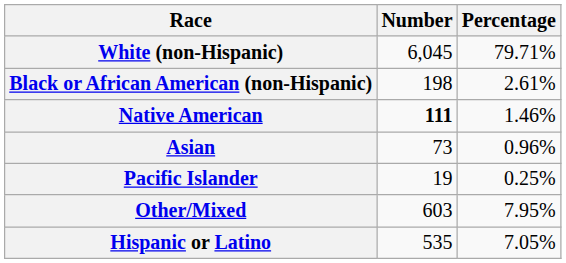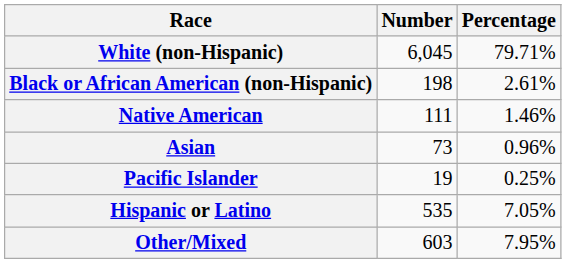(439, 115) bold -> (438, 115) normal
rows swapped: (191, 210) <-> (191, 242)
